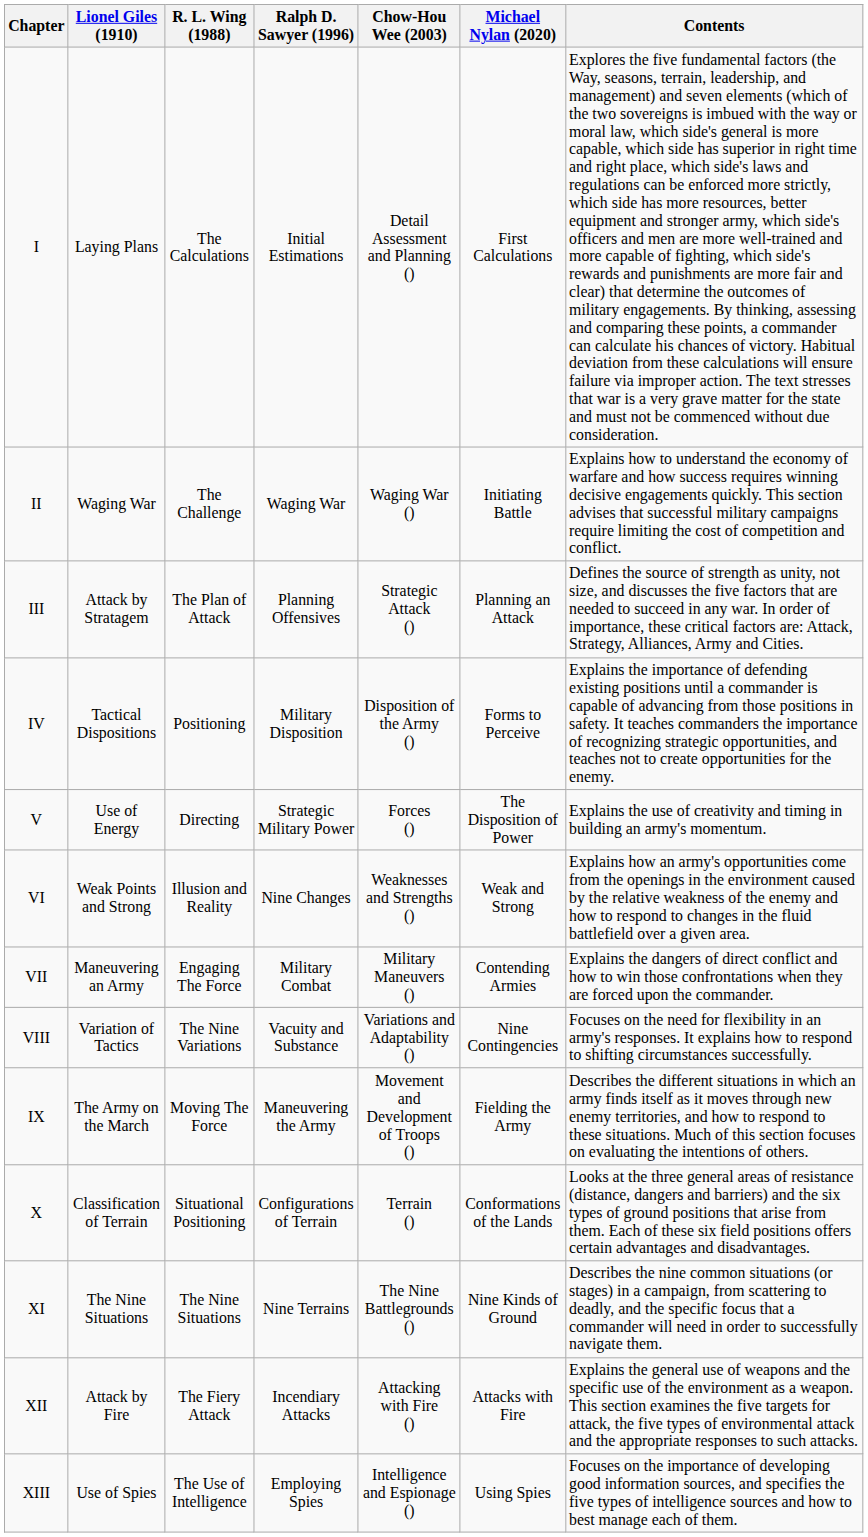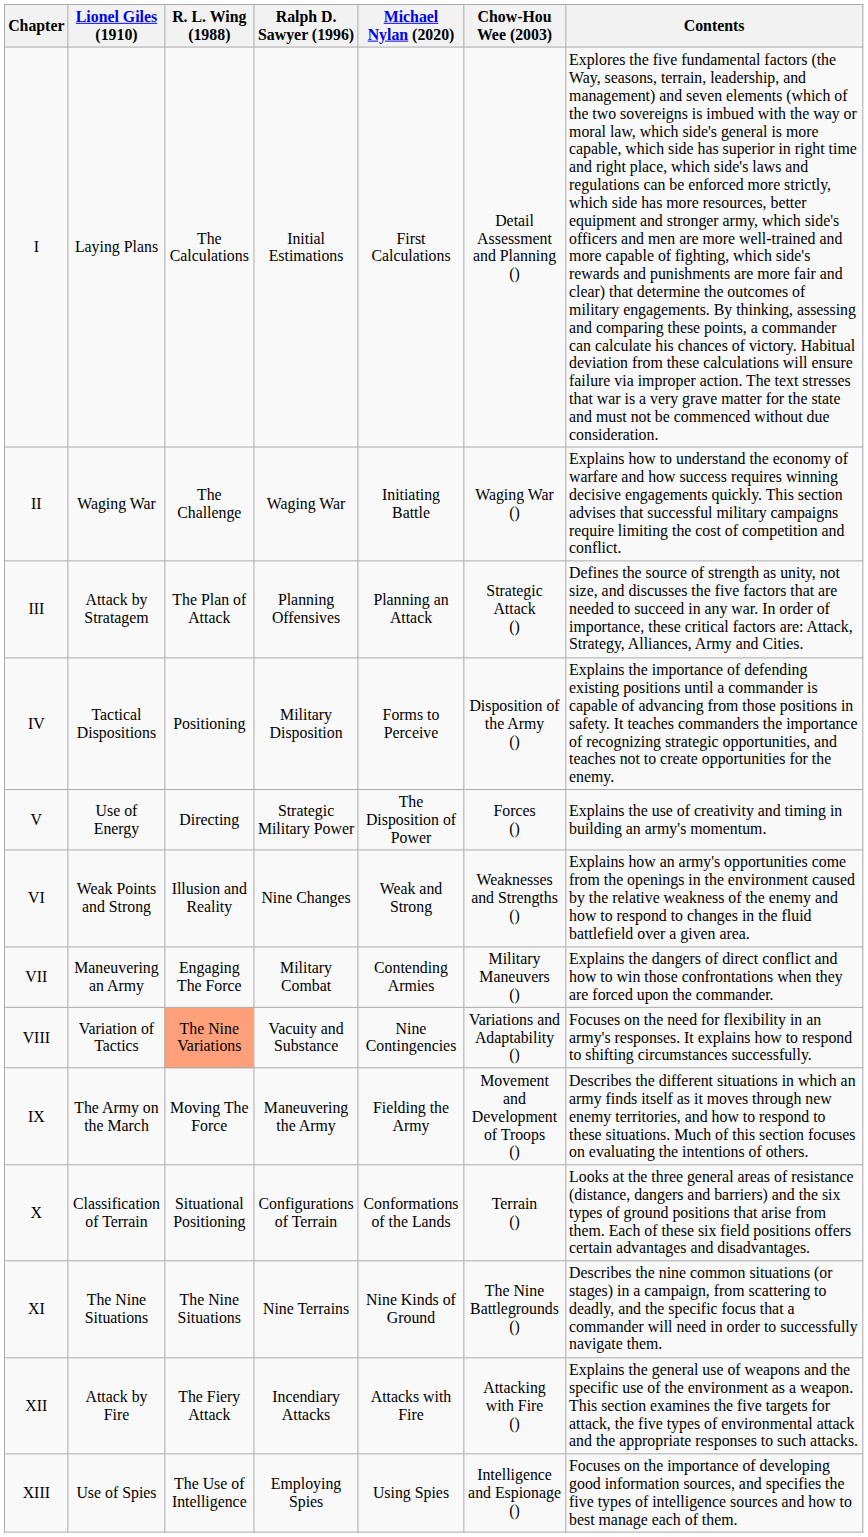columns swapped: (409, 25) <-> (513, 25)
(209, 1037) no background -> (209, 1037) lightsalmon background
